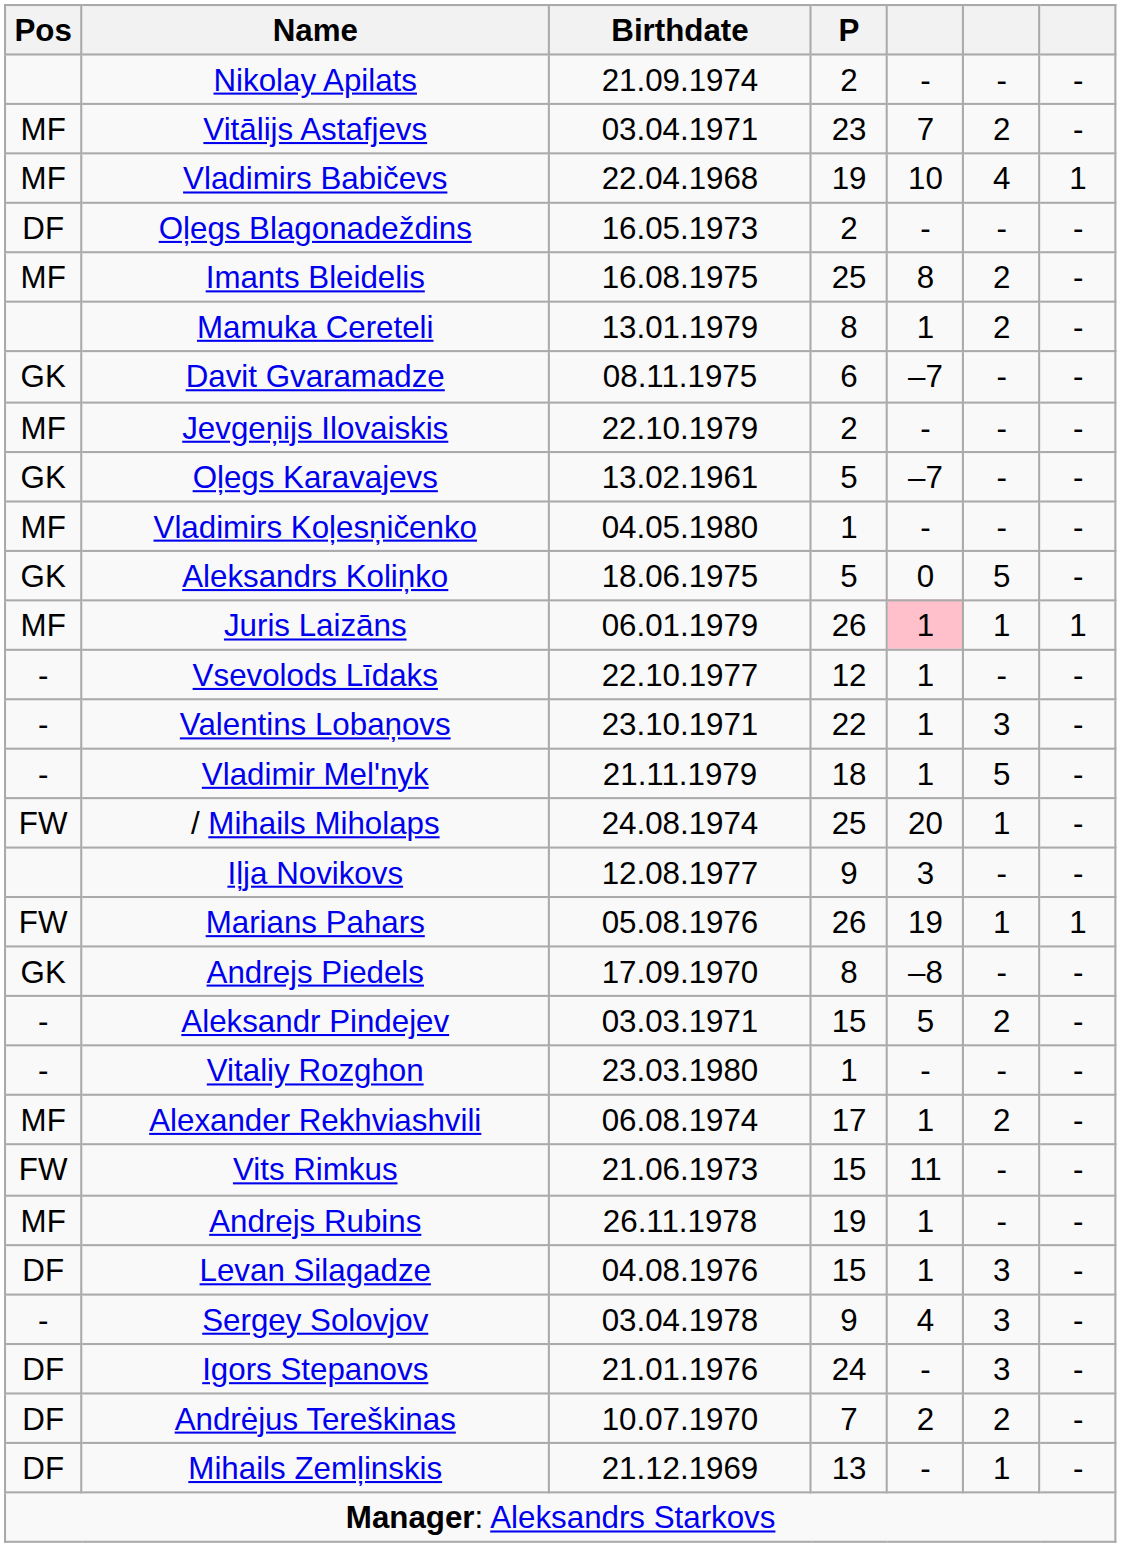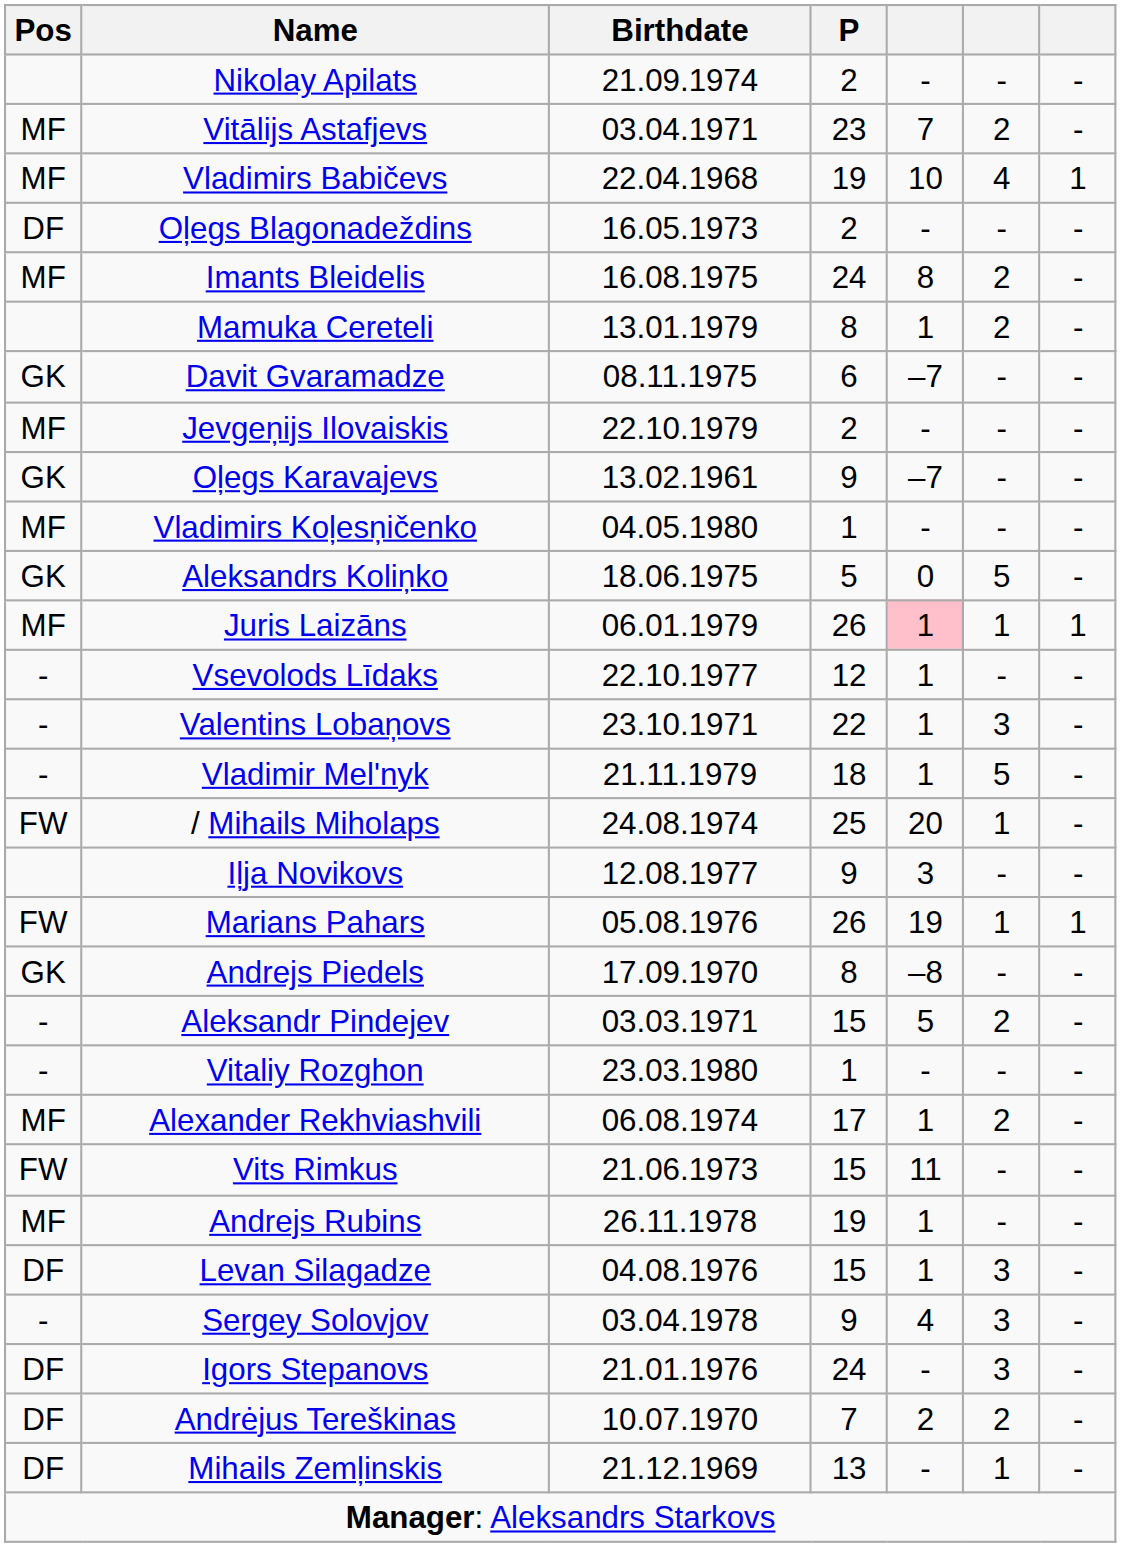(849, 278) 25 -> (849, 278) 24
(849, 476) 5 -> (849, 476) 9
